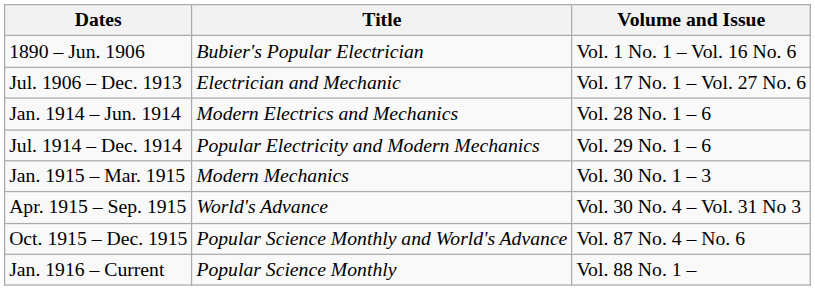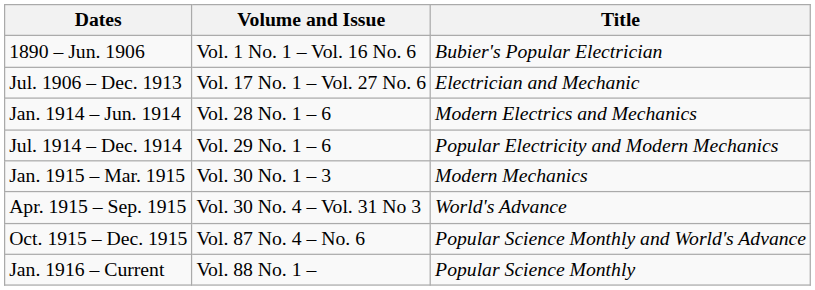columns swapped: (382, 20) <-> (691, 20)
